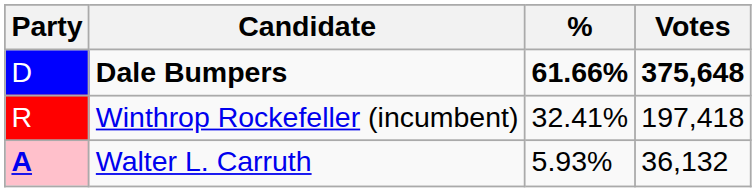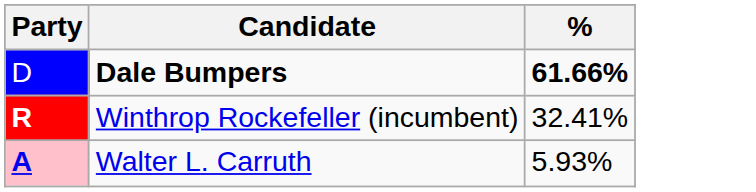- column: (693, 27)
(22, 117) normal -> (22, 117) bold
